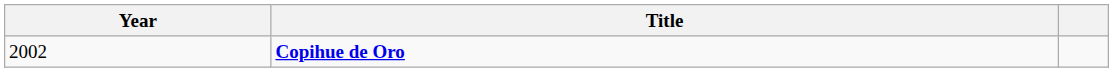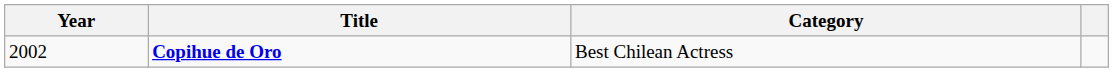+ column: (826, 20)
